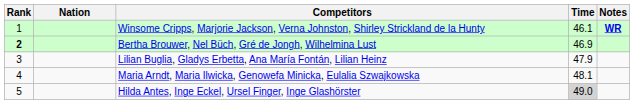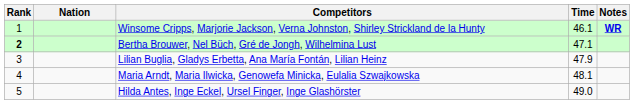(583, 44) 46.9 -> (583, 44) 47.1
(583, 92) lightgrey background -> (583, 92) no background
